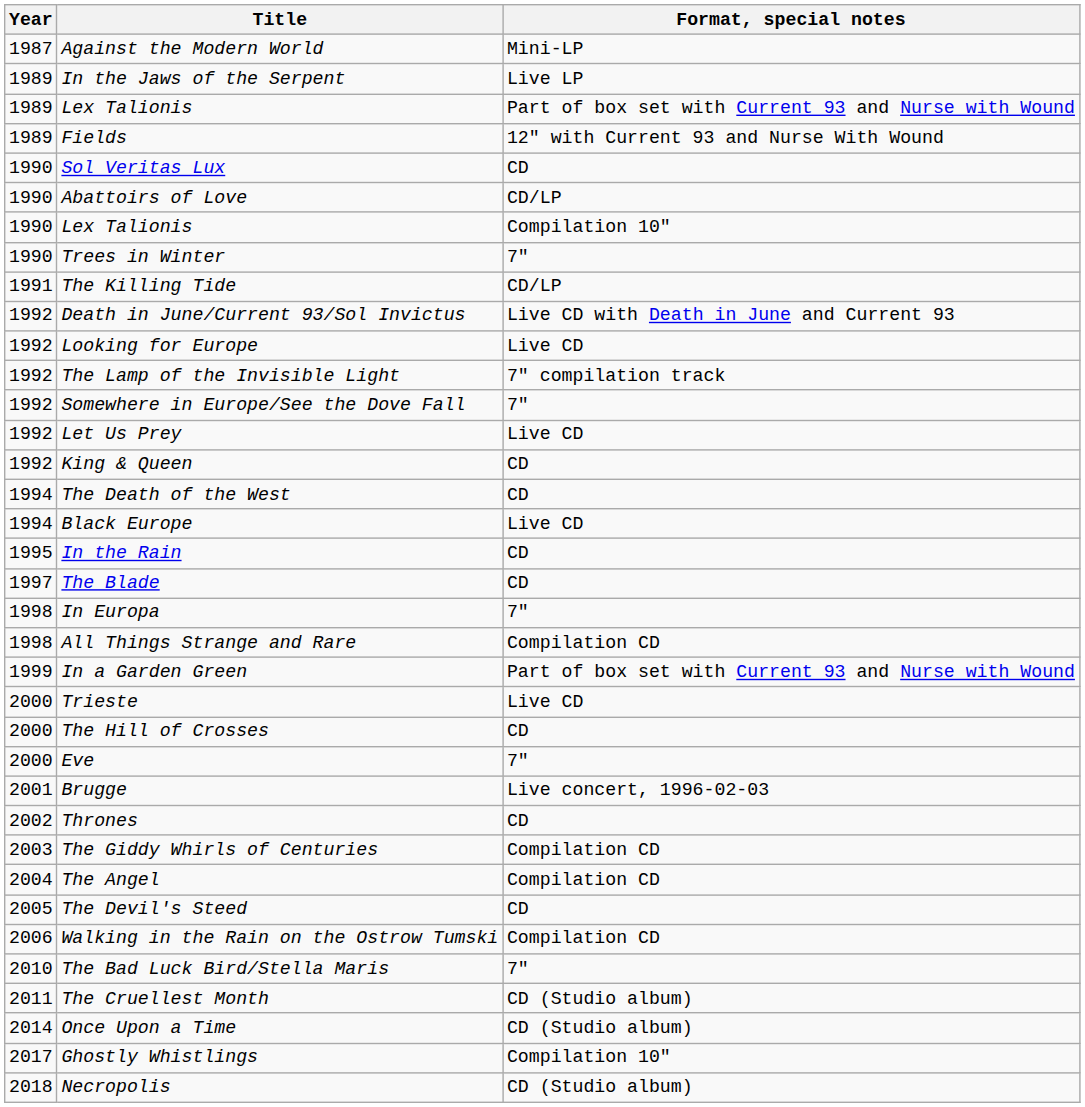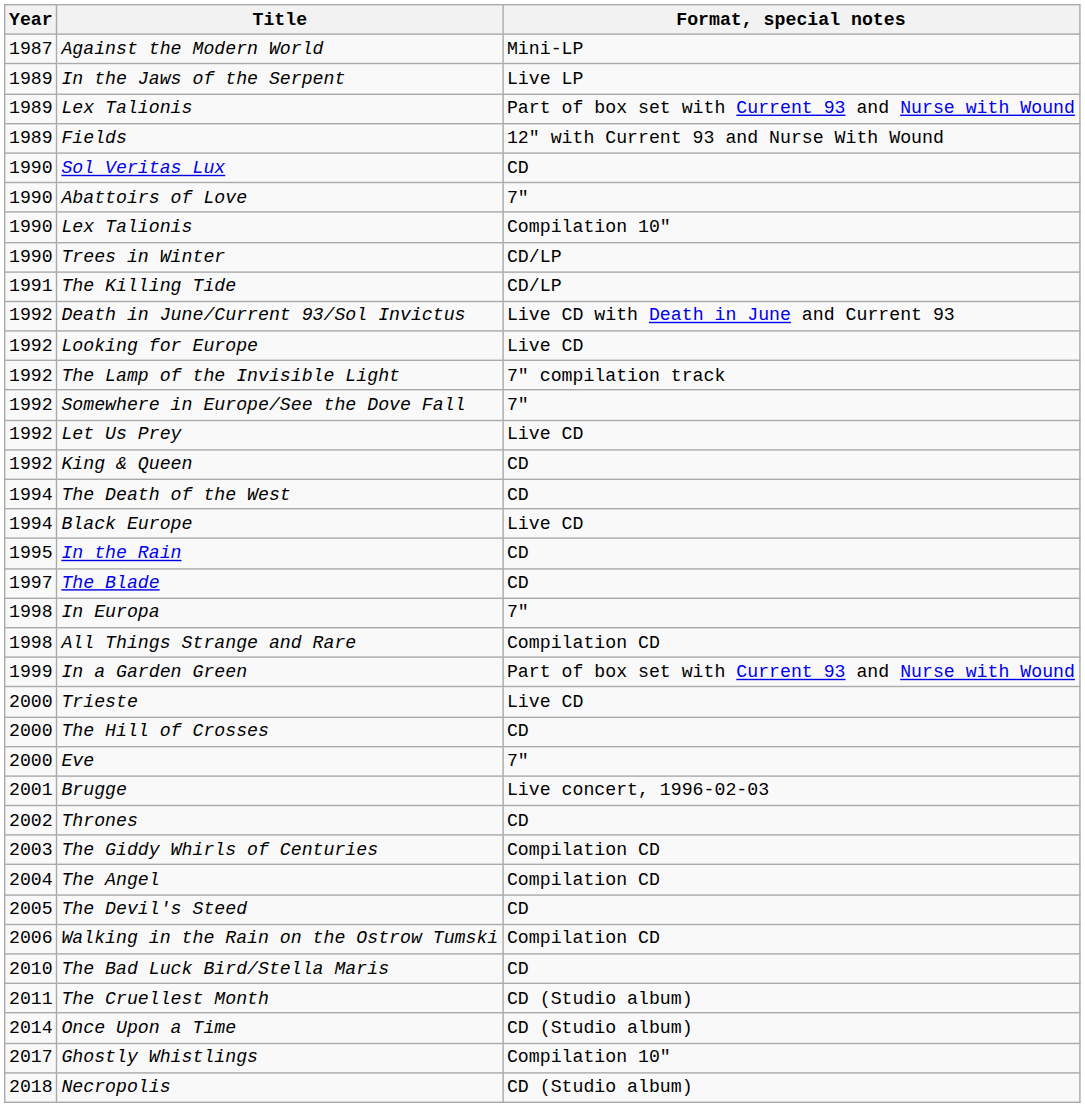(534, 198) CD/LP -> (518, 198) 7"
(518, 257) 7" -> (534, 257) CD/LP
(518, 969) 7" -> (518, 969) CD
